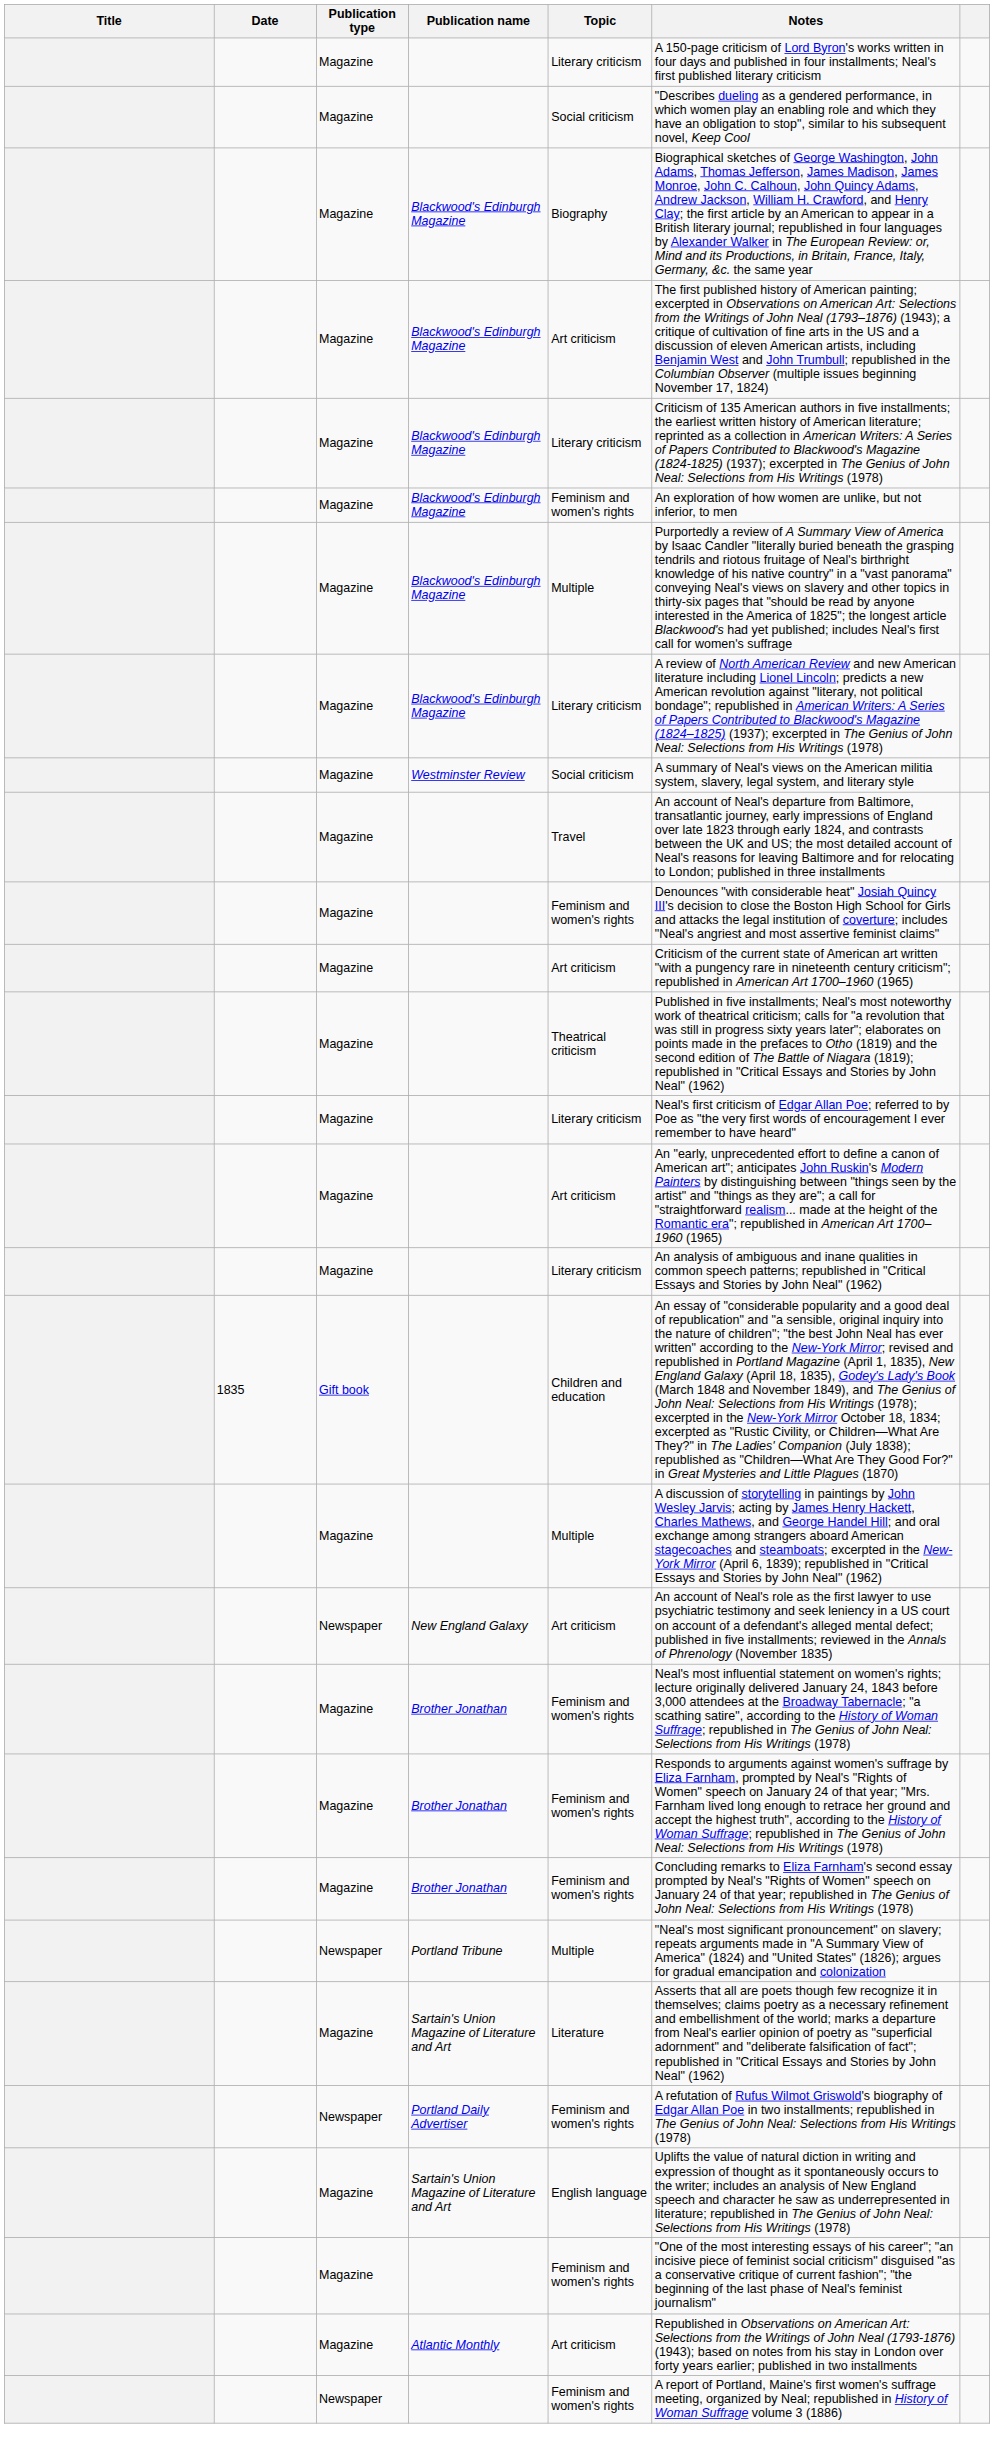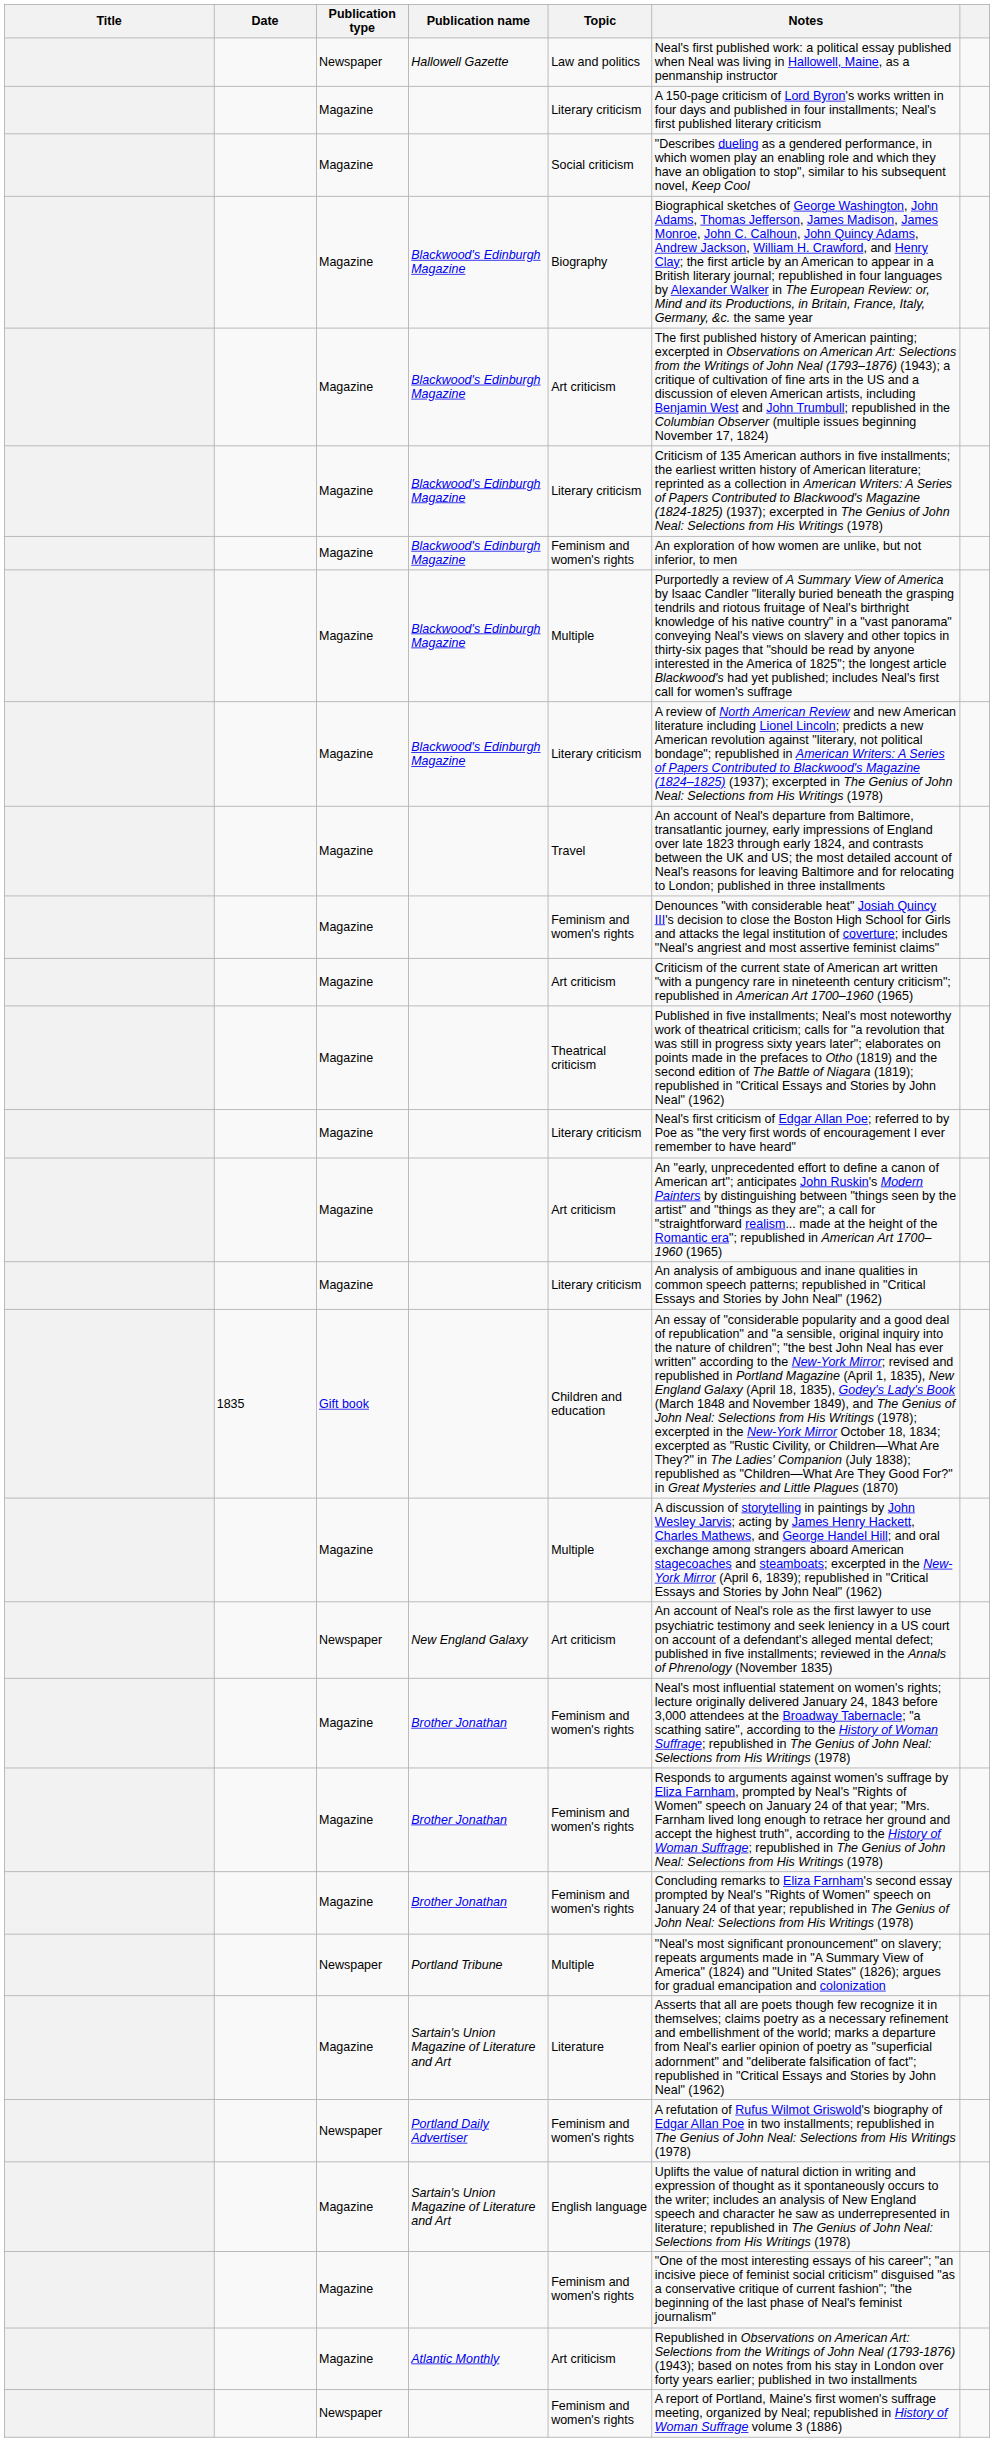+ row: (351, 62)
- row: (346, 775)
